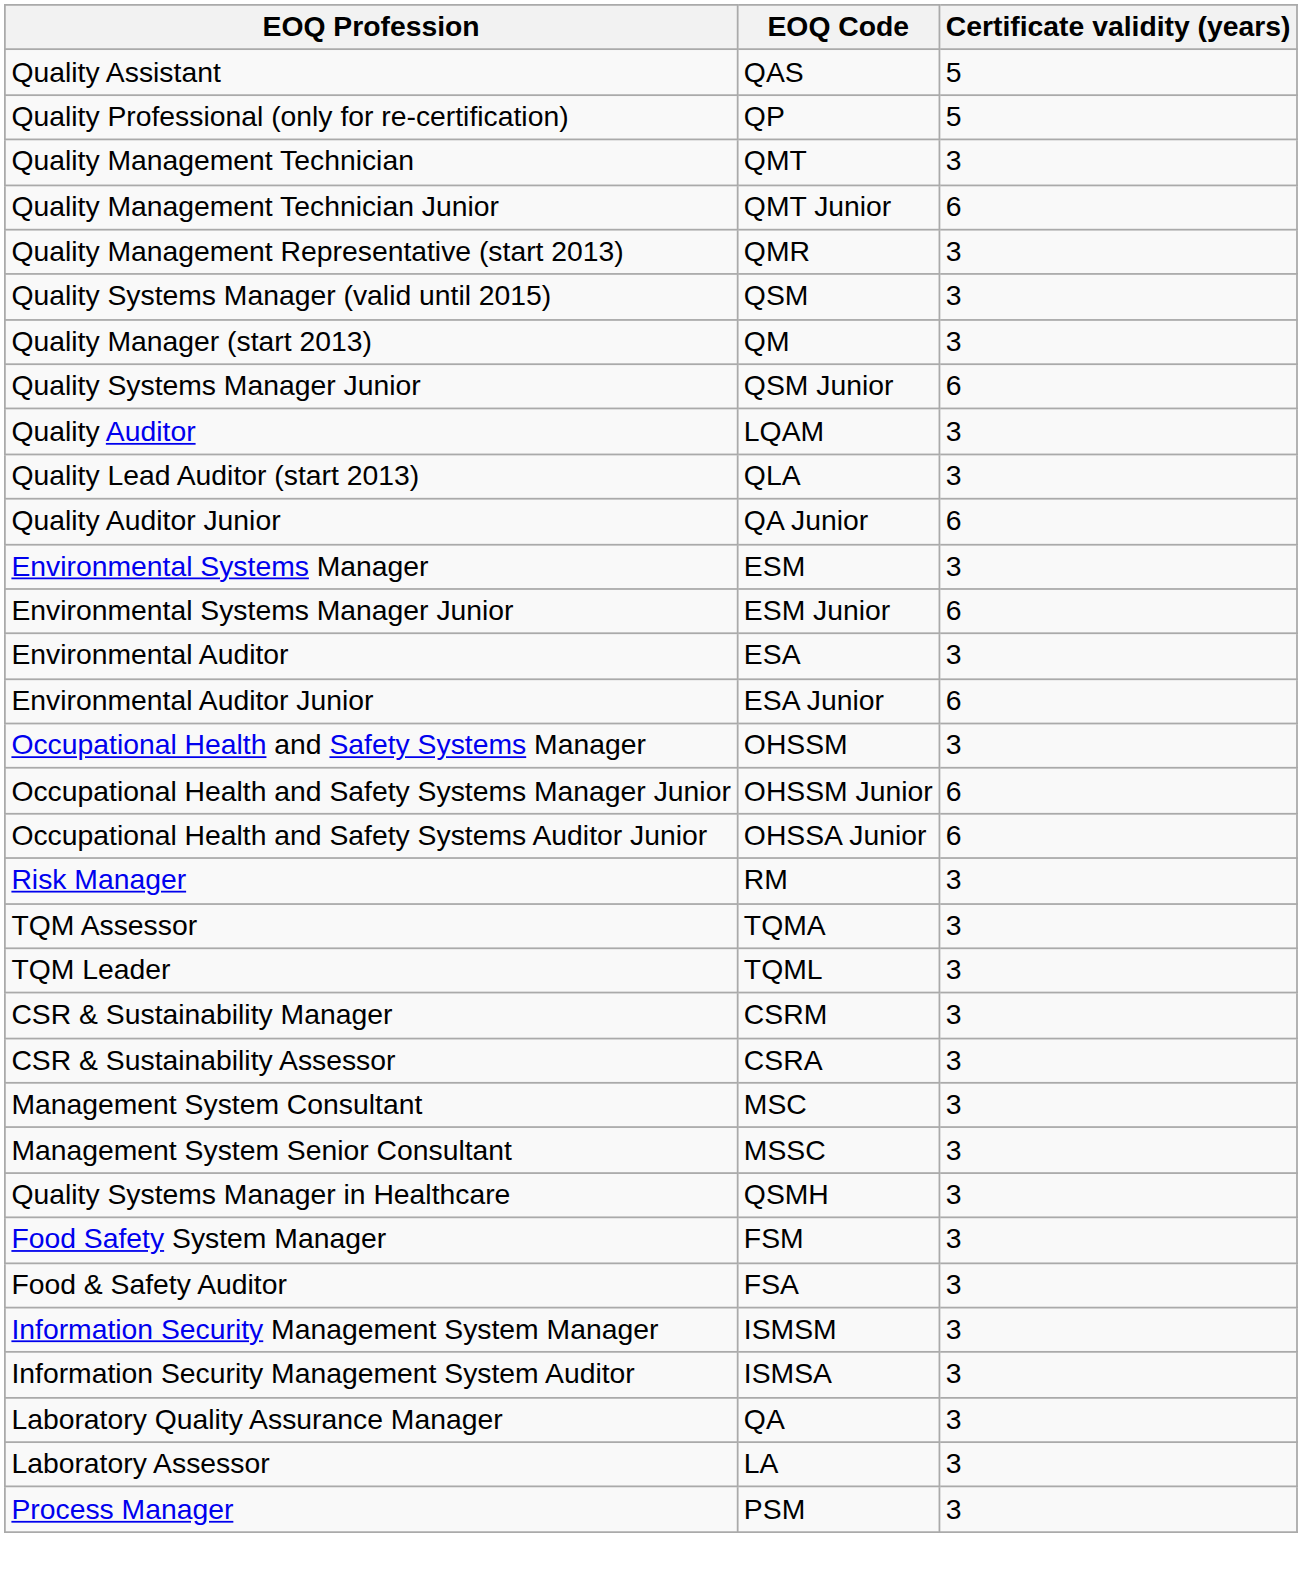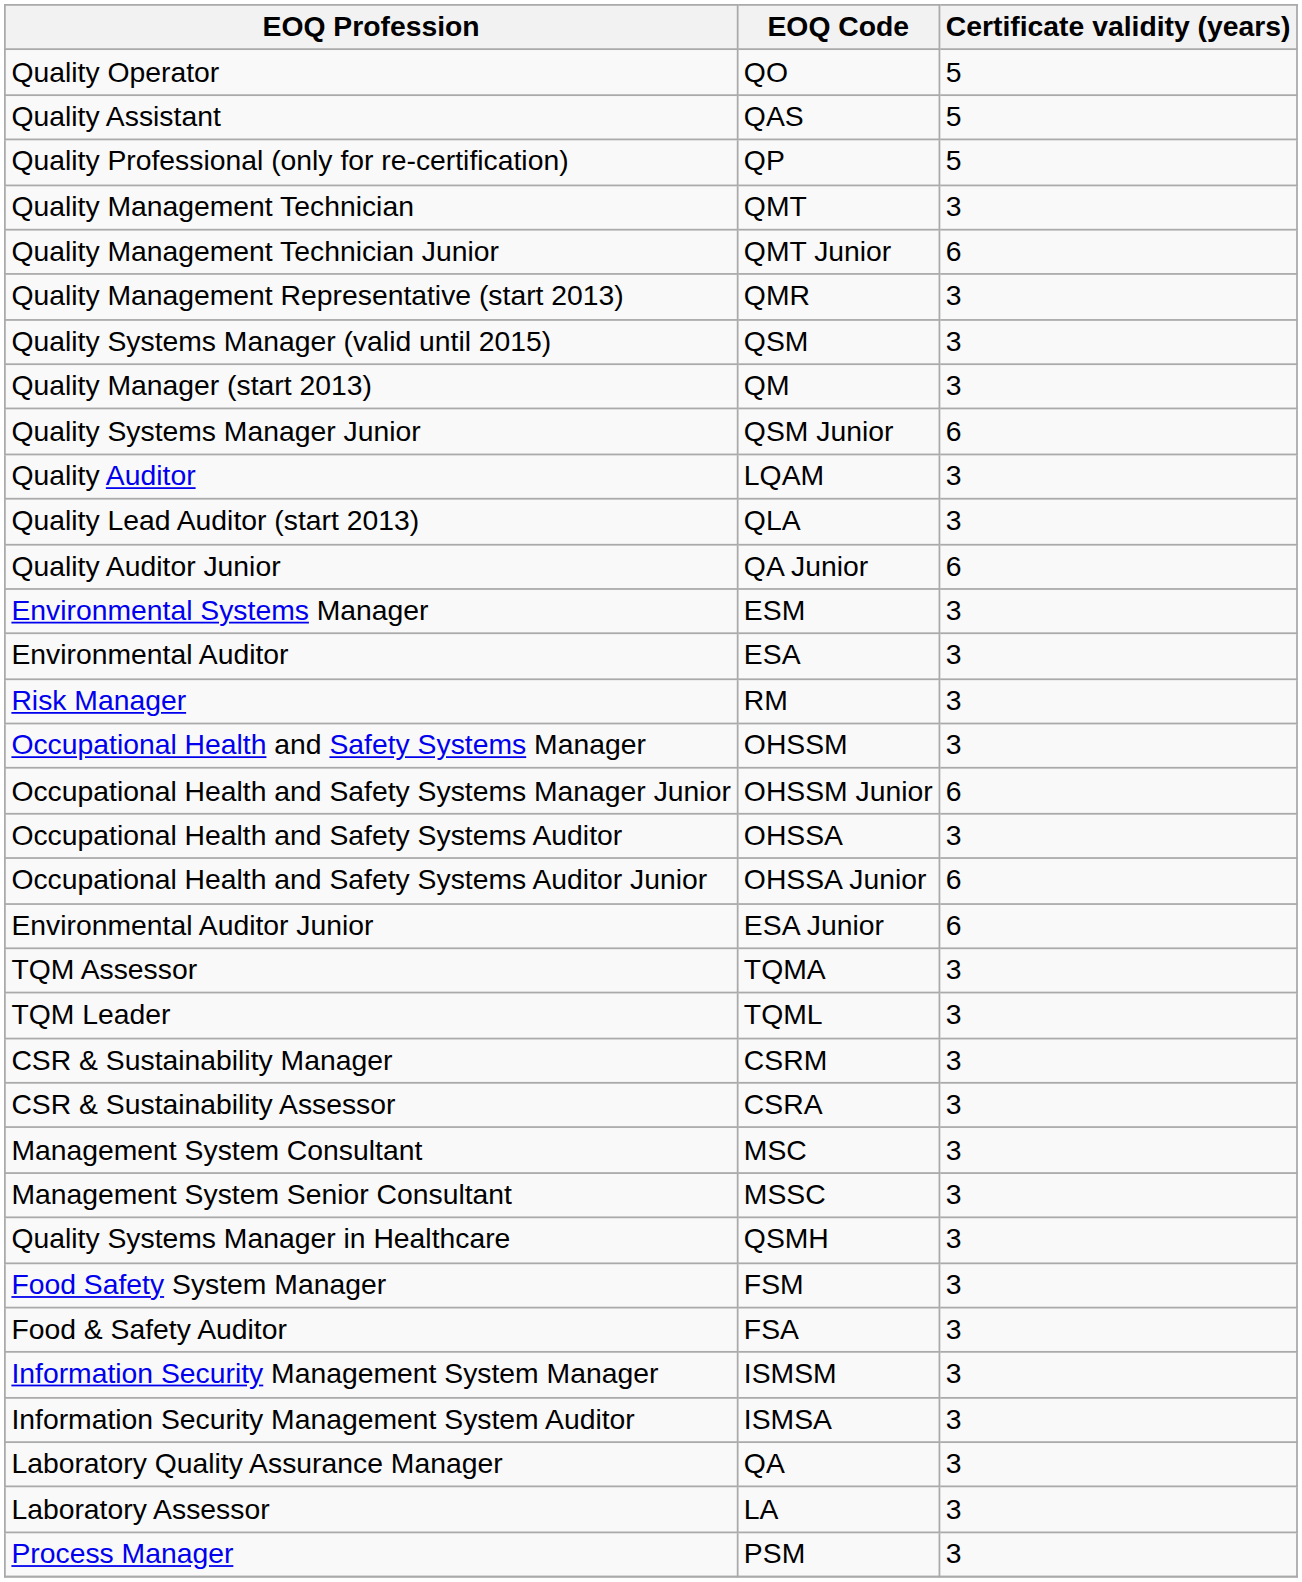+ row: (115, 71)
- row: (262, 610)
rows swapped: (192, 700) <-> (99, 880)
+ row: (317, 835)
